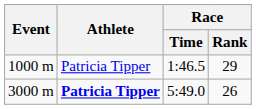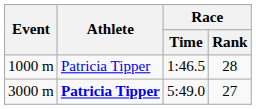(230, 67) 29 -> (230, 67) 28
(230, 92) 26 -> (230, 92) 27
